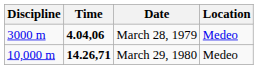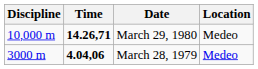rows swapped: (157, 34) <-> (157, 54)
